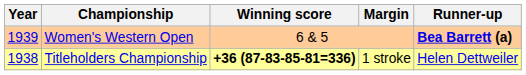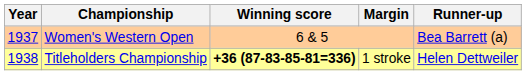(23, 37) 1939 -> (23, 37) 1937
(465, 37) bold -> (462, 37) normal
